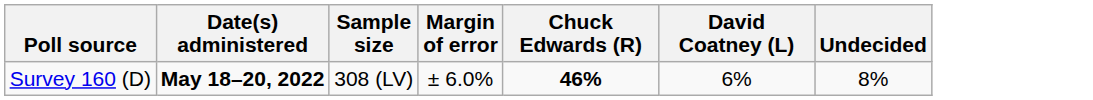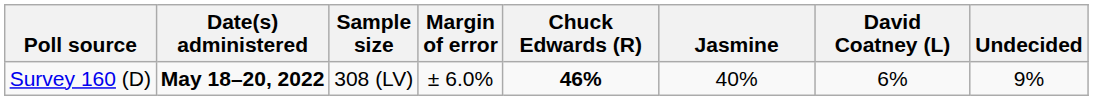+ column: (737, 45)
(873, 78) 8% -> (1029, 78) 9%
